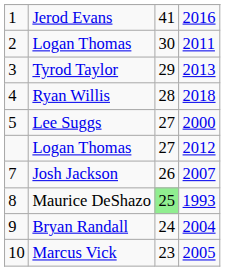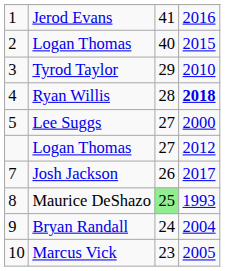(167, 43) 30 -> (167, 43) 40
(199, 43) 2011 -> (199, 43) 2015
(199, 69) 2013 -> (199, 69) 2010
(199, 95) normal -> (199, 95) bold
(199, 174) 2007 -> (199, 174) 2017
